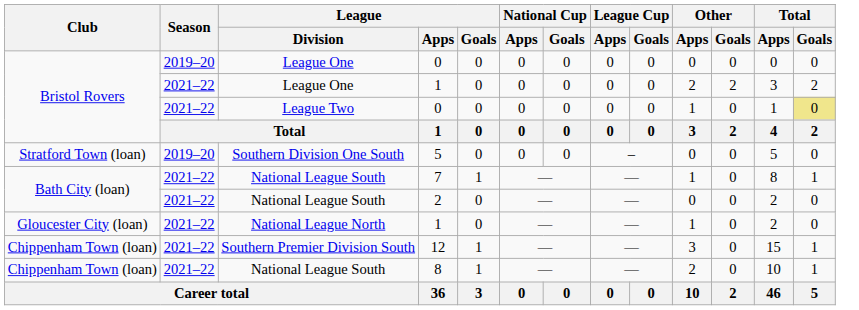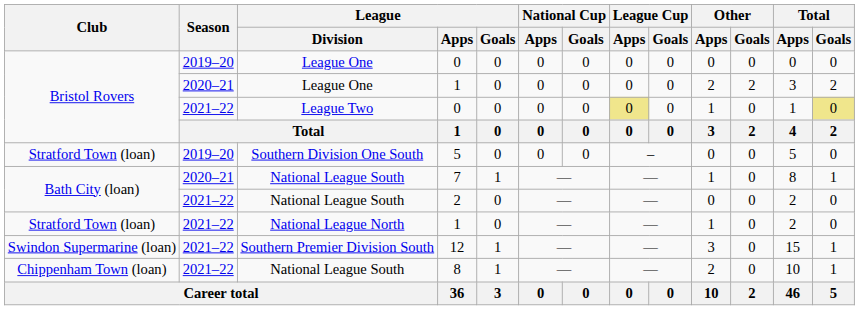(189, 85) 2021–22 -> (208, 85) 2020–21
(610, 108) no background -> (629, 108) khaki background
(189, 177) 2021–22 -> (208, 177) 2020–21
(82, 223) Gloucester City (loan) -> (92, 223) Stratford Town (loan)
(82, 246) Chippenham Town (loan) -> (92, 246) Swindon Supermarine (loan)
